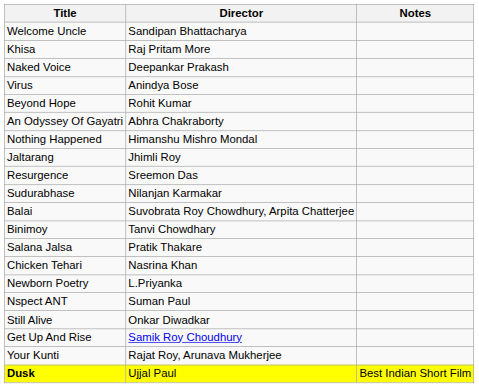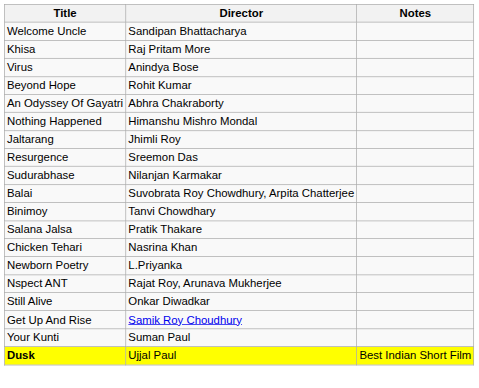- row: (39, 67)
(159, 301) Suman Paul -> (205, 283) Rajat Roy, Arunava Mukherjee
(205, 355) Rajat Roy, Arunava Mukherjee -> (159, 337) Suman Paul
